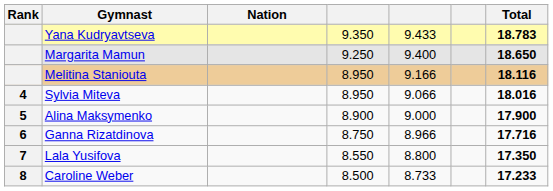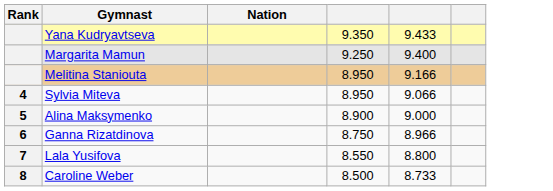- column: (517, 14)
